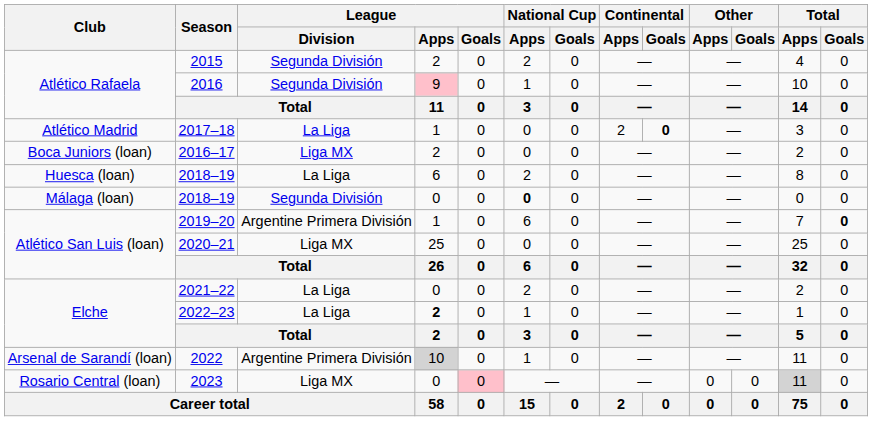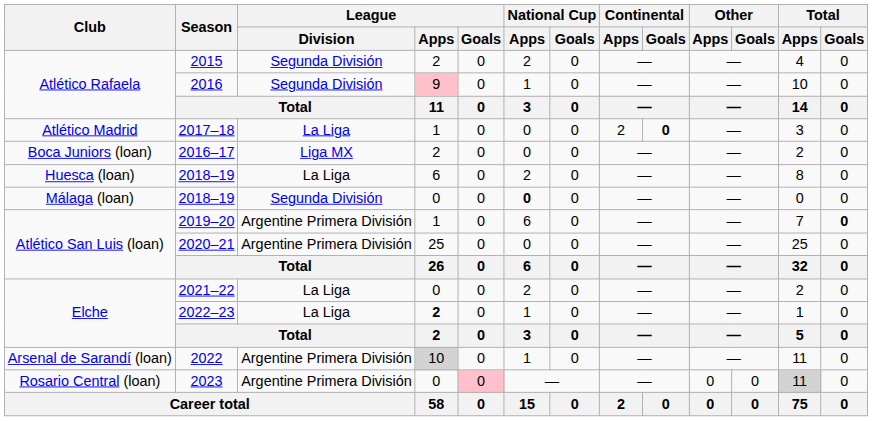(326, 244) Liga MX -> (326, 244) Argentine Primera División
(326, 381) Liga MX -> (326, 381) Argentine Primera División
